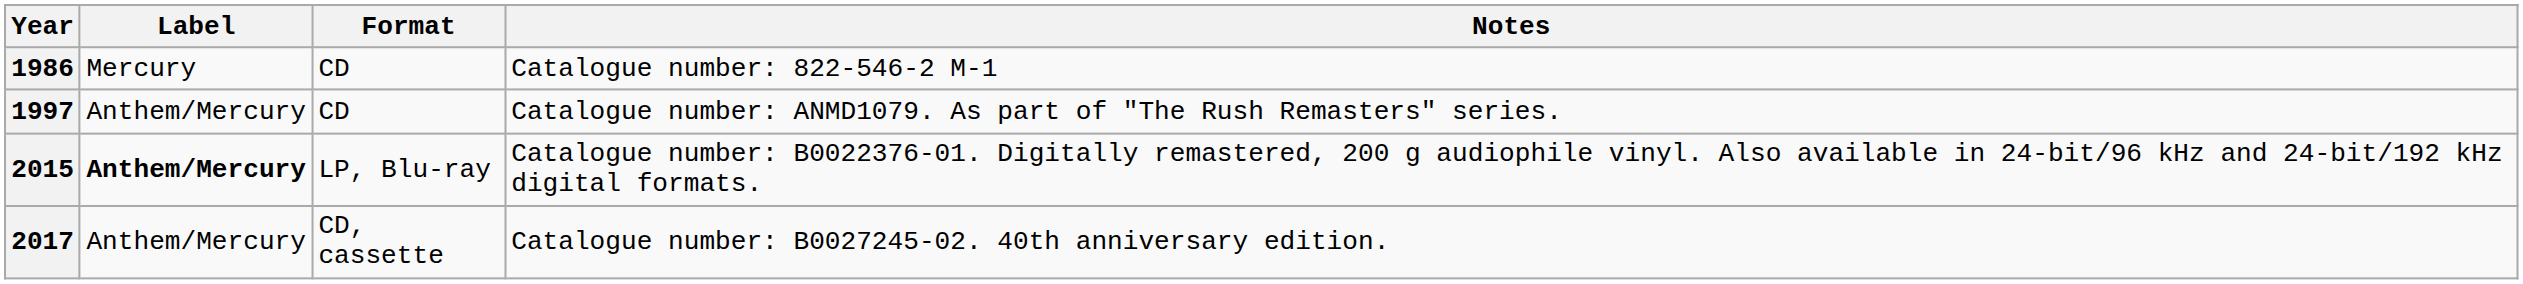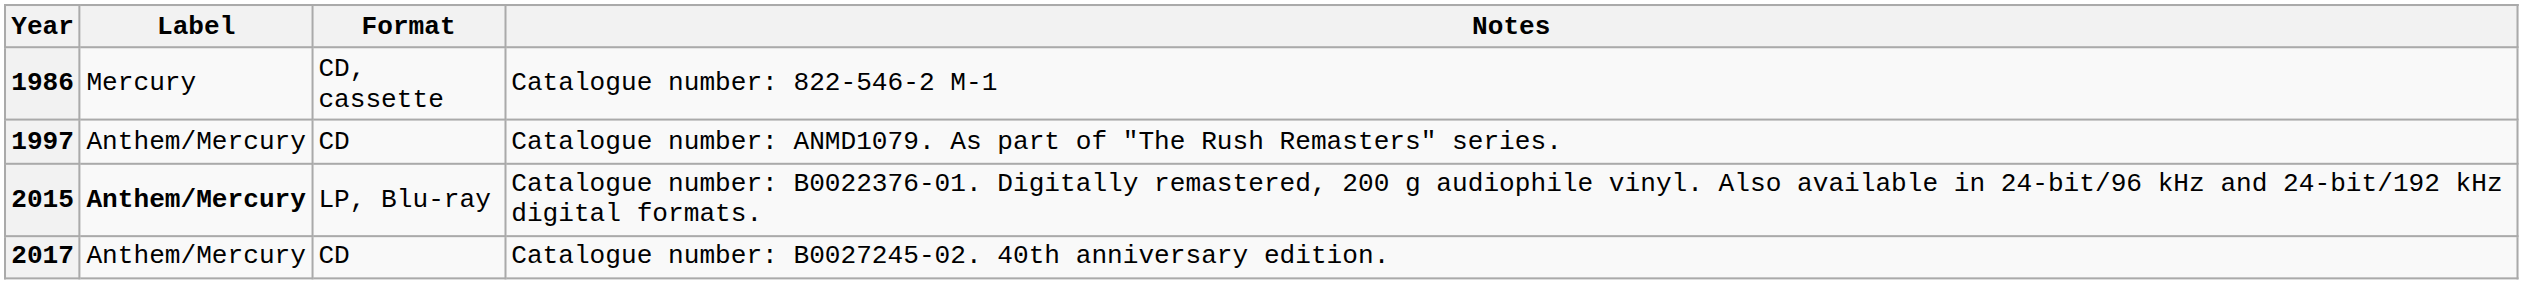(334, 69) CD -> (381, 84) CD, cassette
(381, 242) CD, cassette -> (334, 257) CD
